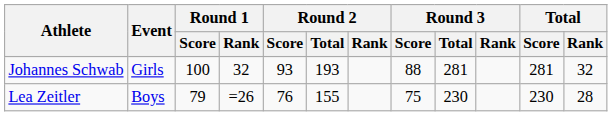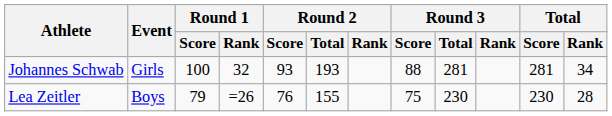(585, 70) 32 -> (585, 70) 34
